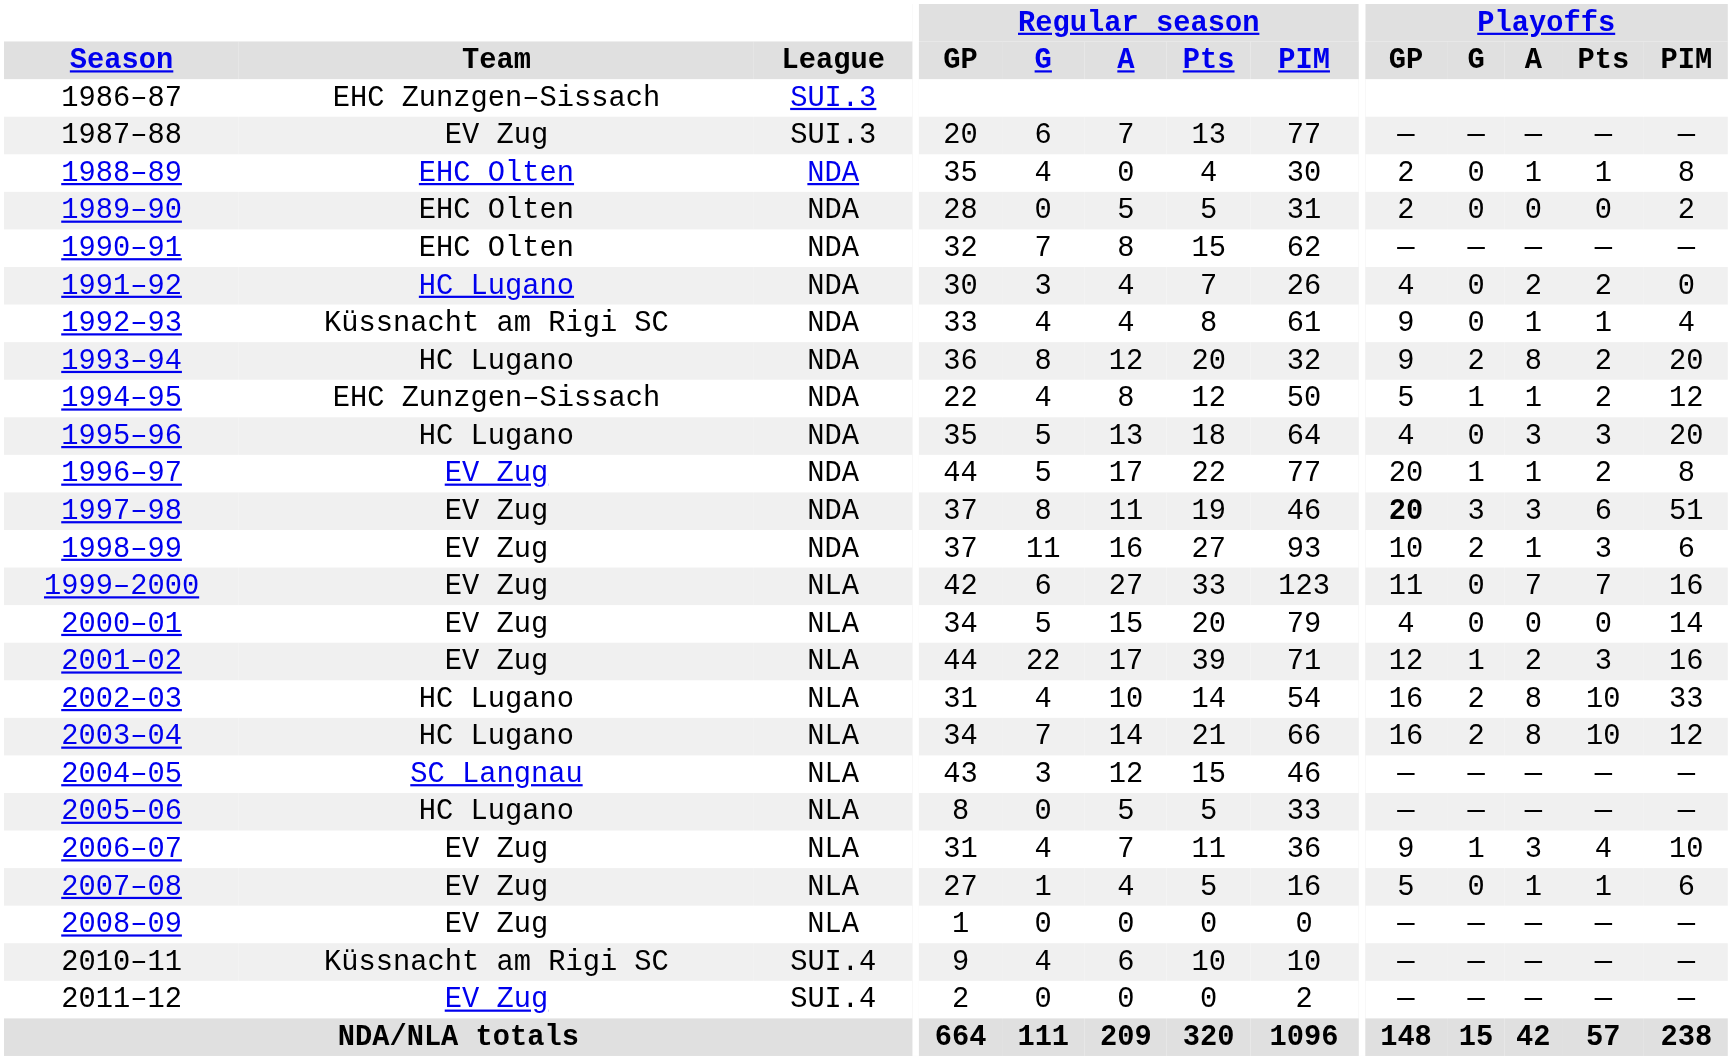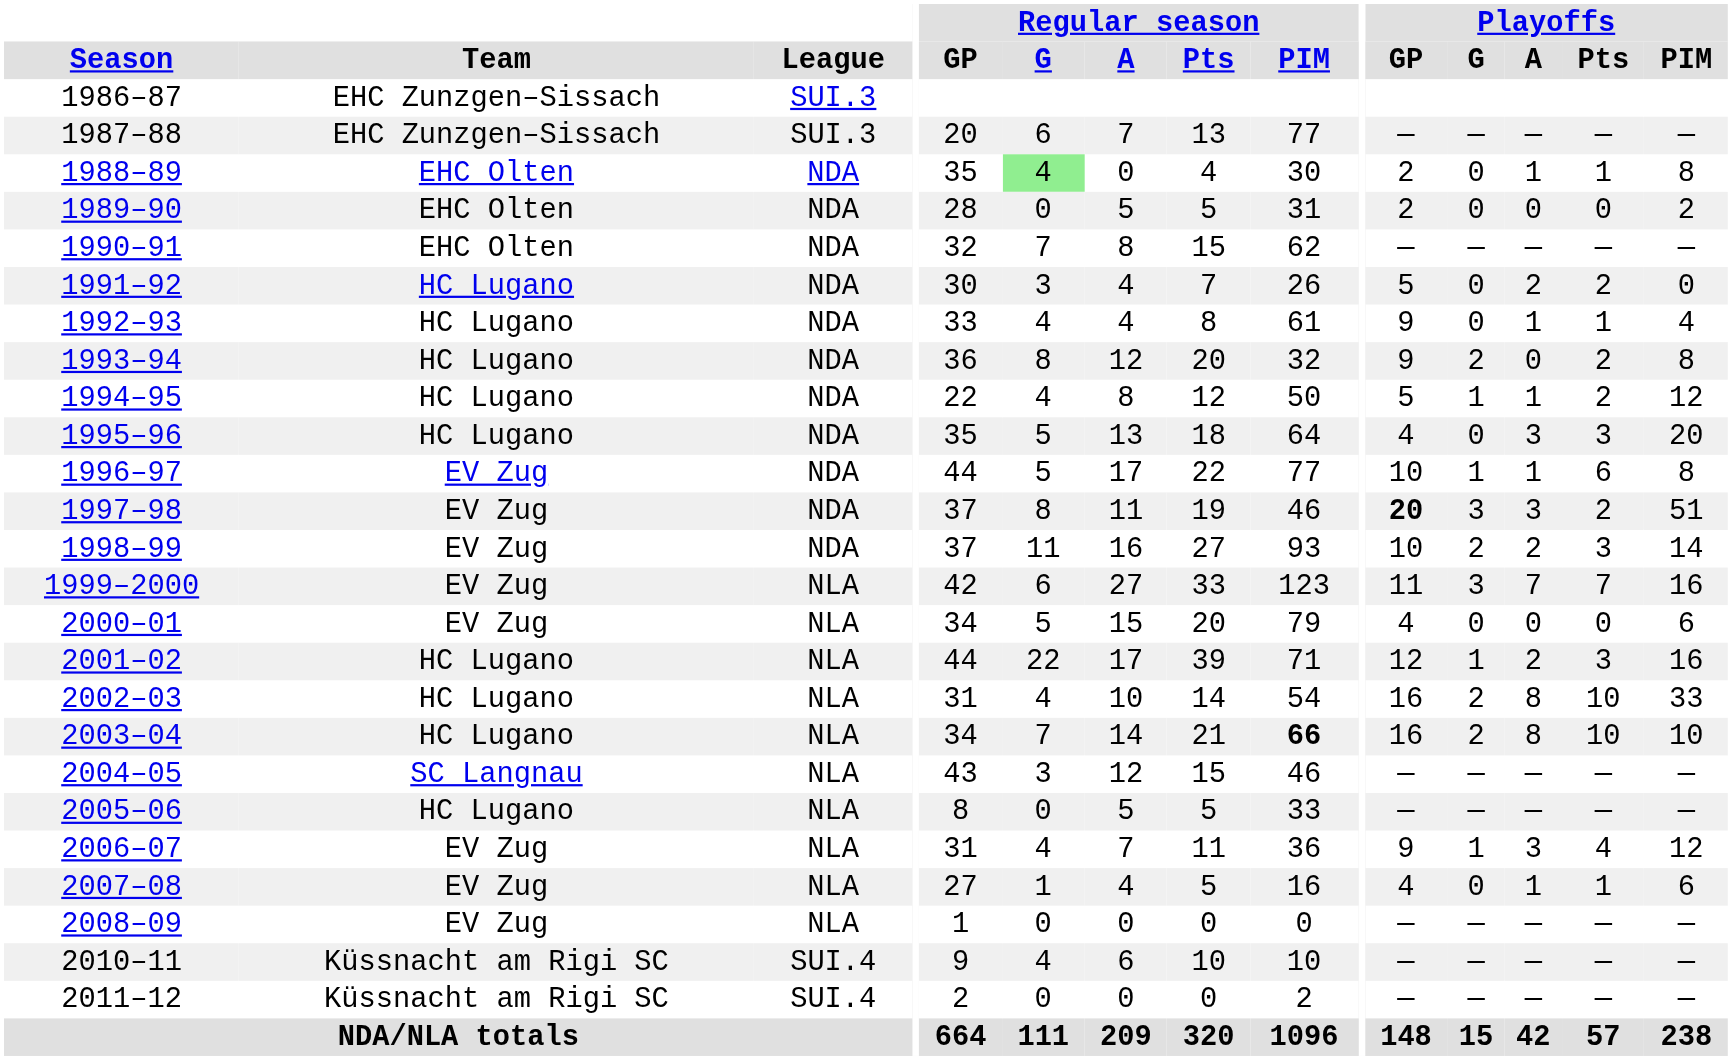(496, 135) EV Zug -> (496, 135) EHC Zunzgen–Sissach
(1043, 173) no background -> (1043, 173) lightgreen background
(1406, 286) 4 -> (1406, 286) 5
(496, 323) Küssnacht am Rigi SC -> (496, 323) HC Lugano
(1533, 361) 8 -> (1533, 361) 0
(1686, 361) 20 -> (1686, 361) 8
(496, 398) EHC Zunzgen–Sissach -> (496, 398) HC Lugano
(1406, 474) 20 -> (1406, 474) 10
(1603, 474) 2 -> (1603, 474) 6
(1603, 511) 6 -> (1603, 511) 2
(1533, 549) 1 -> (1533, 549) 2
(1686, 549) 6 -> (1686, 549) 14
(1476, 586) 0 -> (1476, 586) 3
(1686, 624) 14 -> (1686, 624) 6
(496, 661) EV Zug -> (496, 661) HC Lugano
(1304, 737) normal -> (1304, 737) bold
(1686, 737) 12 -> (1686, 737) 10
(1686, 849) 10 -> (1686, 849) 12
(1406, 887) 5 -> (1406, 887) 4
(496, 1000) EV Zug -> (496, 1000) Küssnacht am Rigi SC
